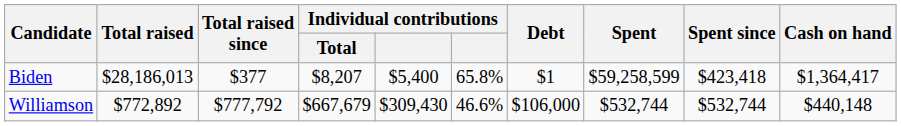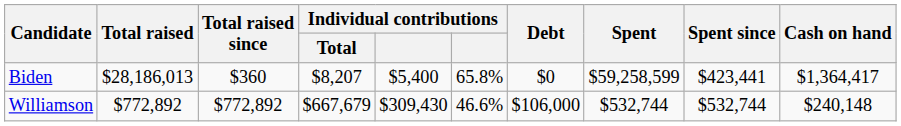(248, 76) $377 -> (248, 76) $360
(546, 76) $1 -> (546, 76) $0
(732, 76) $423,418 -> (732, 76) $423,441
(248, 105) $777,792 -> (248, 105) $772,892
(838, 105) $440,148 -> (838, 105) $240,148
